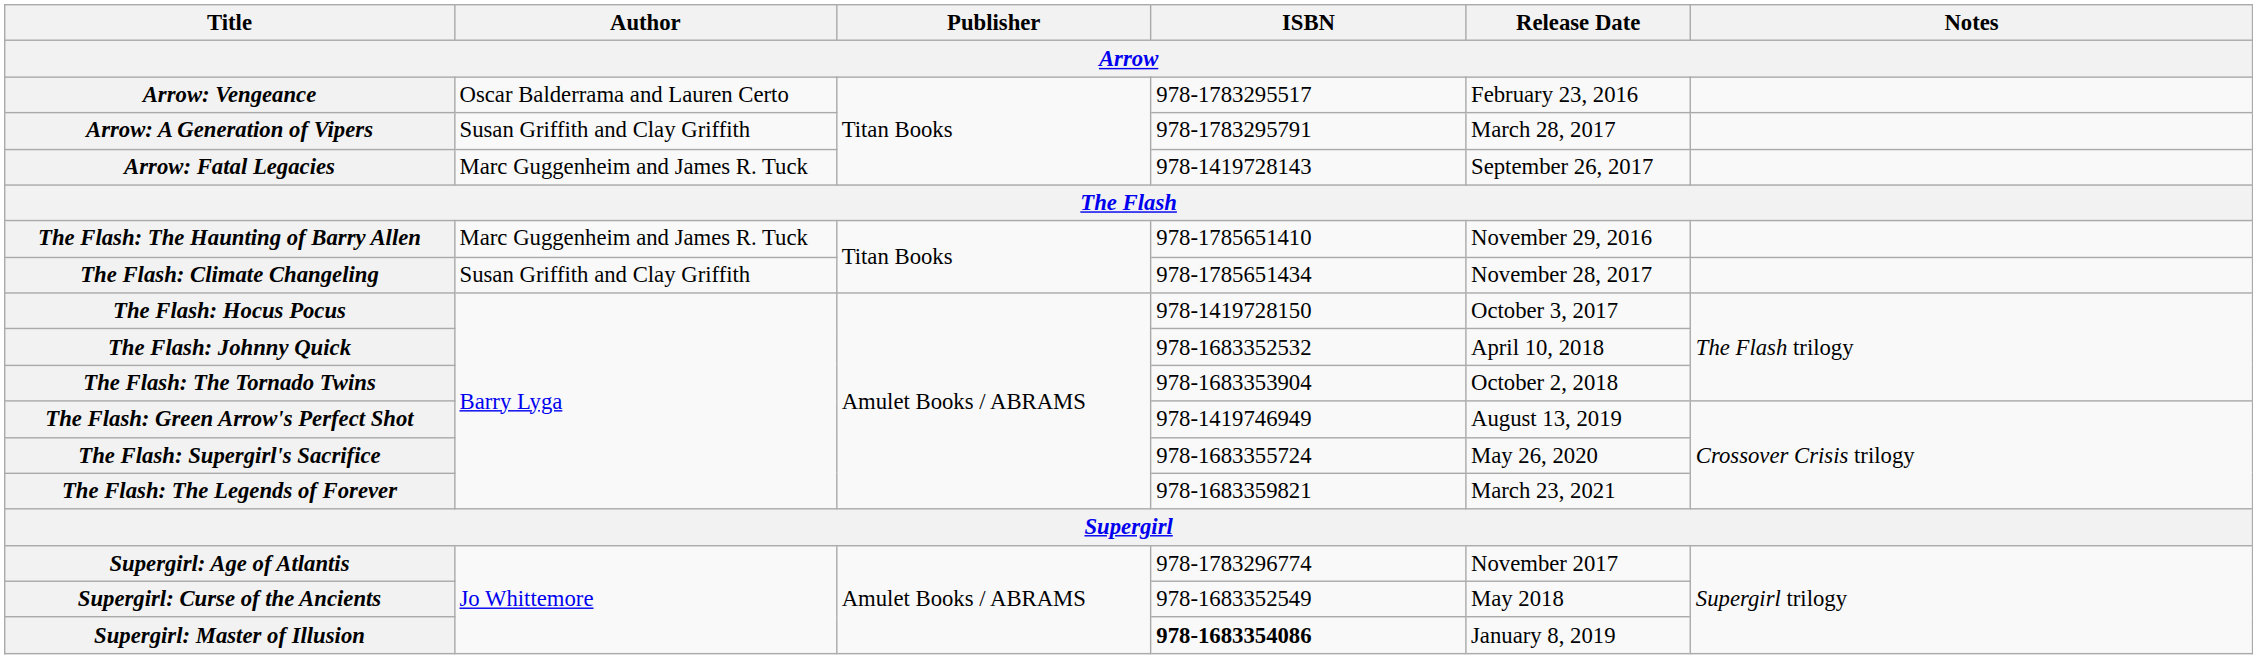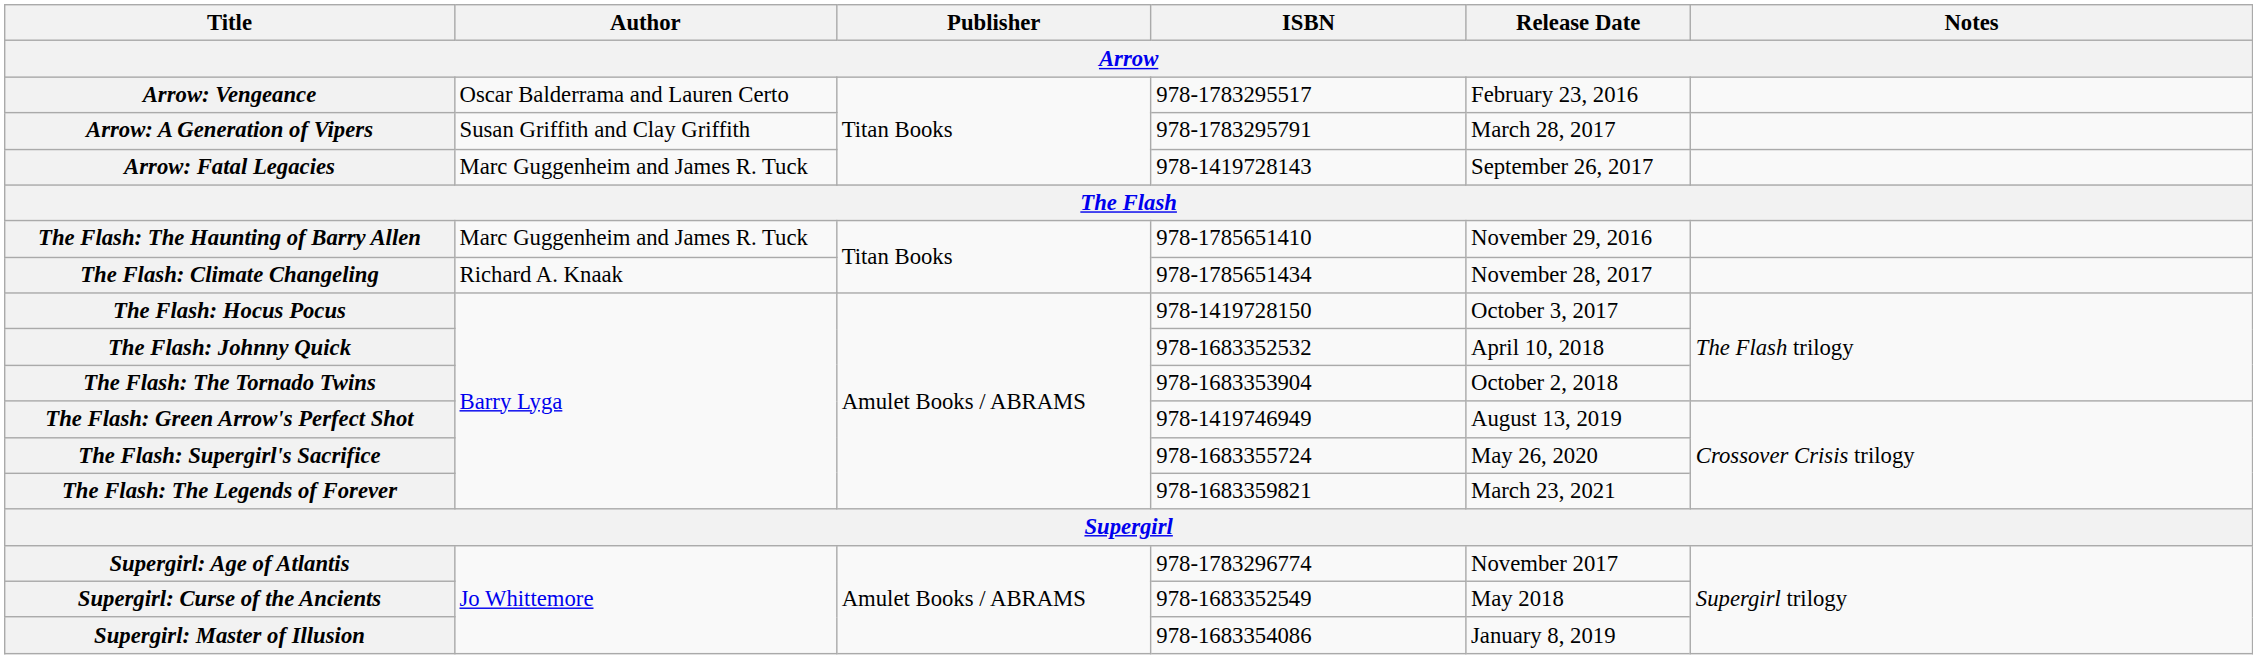(605, 274) Susan Griffith and Clay Griffith -> (541, 274) Richard A. Knaak
(1234, 635) bold -> (1234, 635) normal
